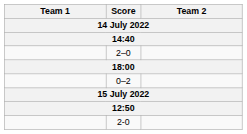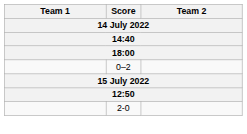- row: (123, 53)
